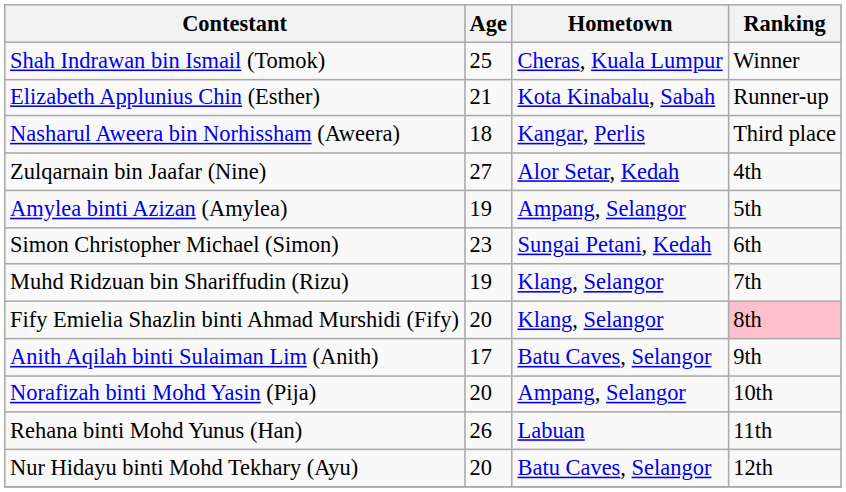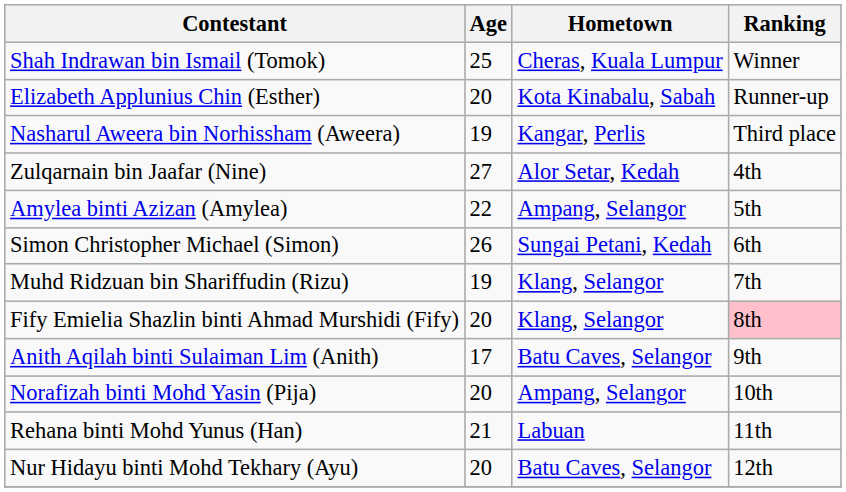(481, 97) 21 -> (481, 97) 20
(481, 134) 18 -> (481, 134) 19
(481, 208) 19 -> (481, 208) 22
(481, 245) 23 -> (481, 245) 26
(481, 430) 26 -> (481, 430) 21
